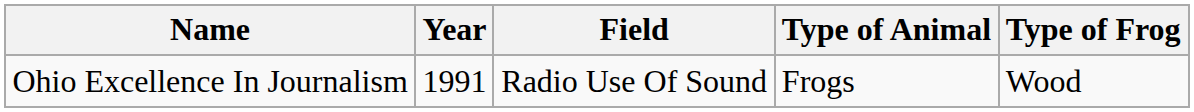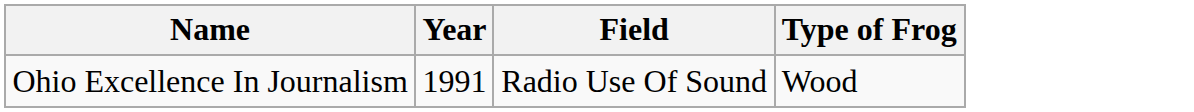- column: (886, 29)
